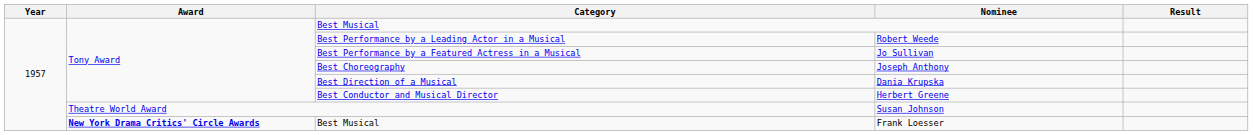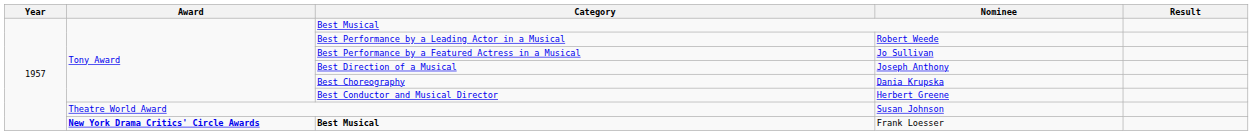(361, 67) Best Choreography -> (387, 67) Best Direction of a Musical
(387, 81) Best Direction of a Musical -> (361, 81) Best Choreography
(348, 123) normal -> (348, 123) bold
